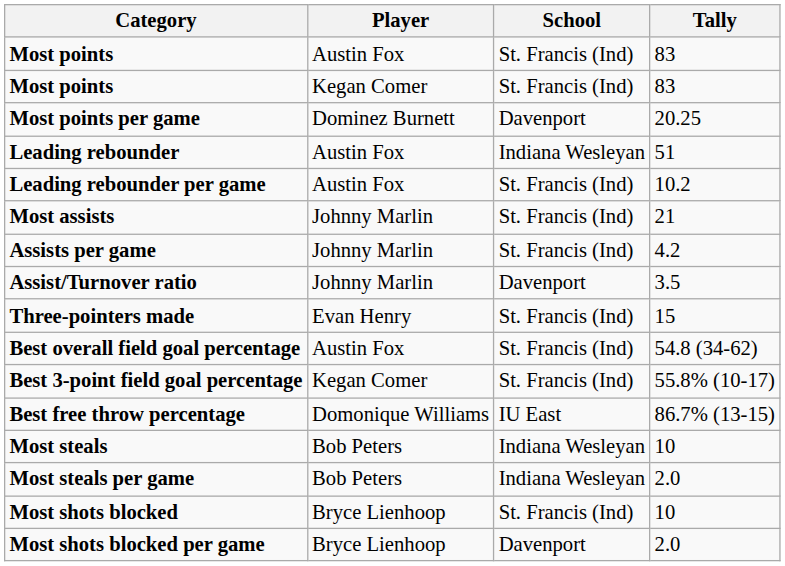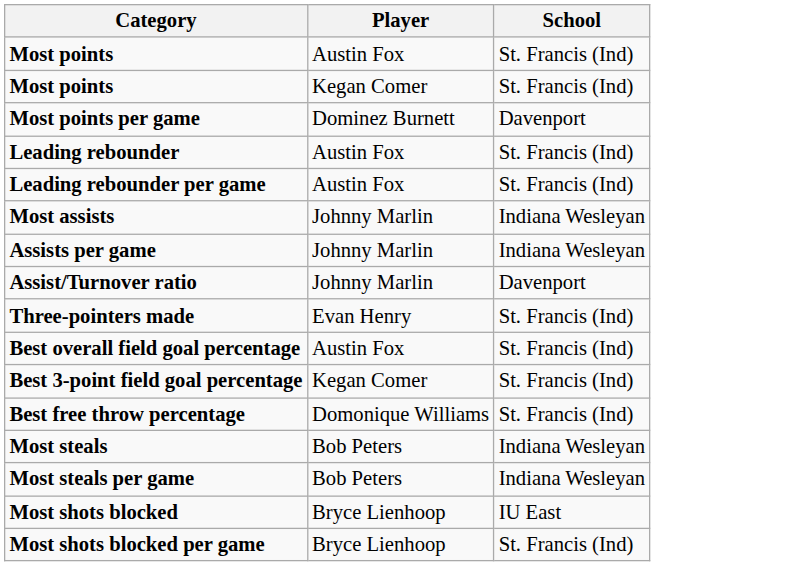- column: (715, 20)
(572, 151) Indiana Wesleyan -> (566, 151) St. Francis (Ind)
(566, 217) St. Francis (Ind) -> (572, 217) Indiana Wesleyan
(566, 250) St. Francis (Ind) -> (572, 250) Indiana Wesleyan
(530, 413) IU East -> (566, 413) St. Francis (Ind)
(566, 511) St. Francis (Ind) -> (530, 511) IU East
(542, 544) Davenport -> (566, 544) St. Francis (Ind)
